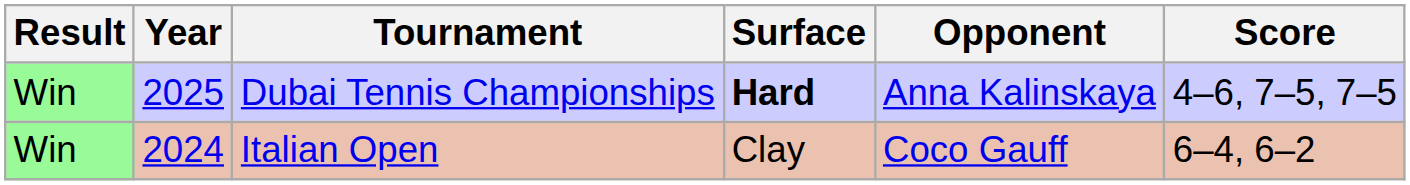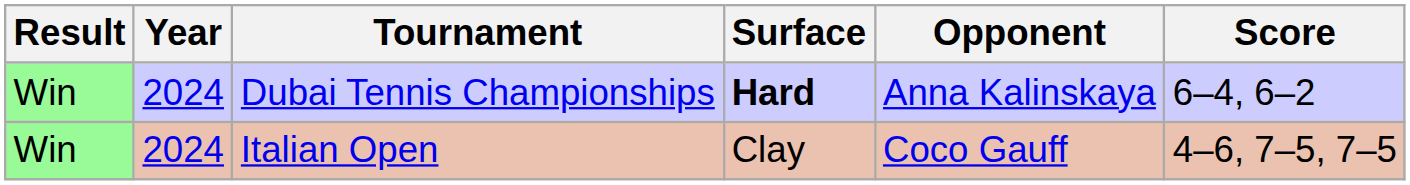(183, 91) 2025 -> (183, 91) 2024
(1285, 91) 4–6, 7–5, 7–5 -> (1244, 91) 6–4, 6–2
(1244, 149) 6–4, 6–2 -> (1285, 149) 4–6, 7–5, 7–5
